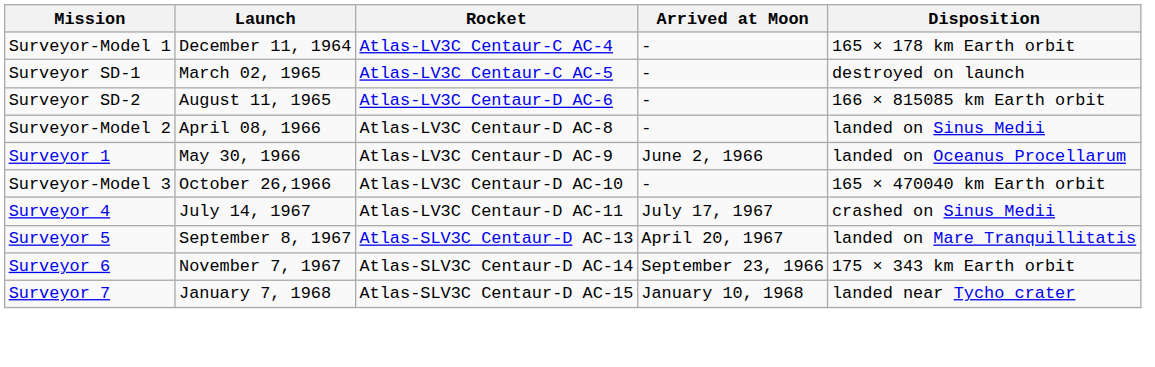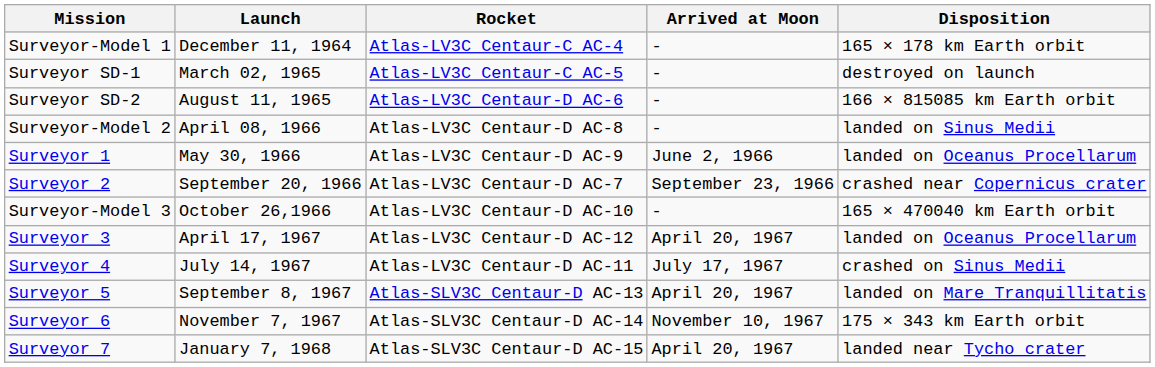+ row: (59, 184)
+ row: (59, 239)
(733, 266) September 23, 1966 -> (738, 321) November 10, 1967
(722, 294) January 10, 1968 -> (722, 349) April 20, 1967
